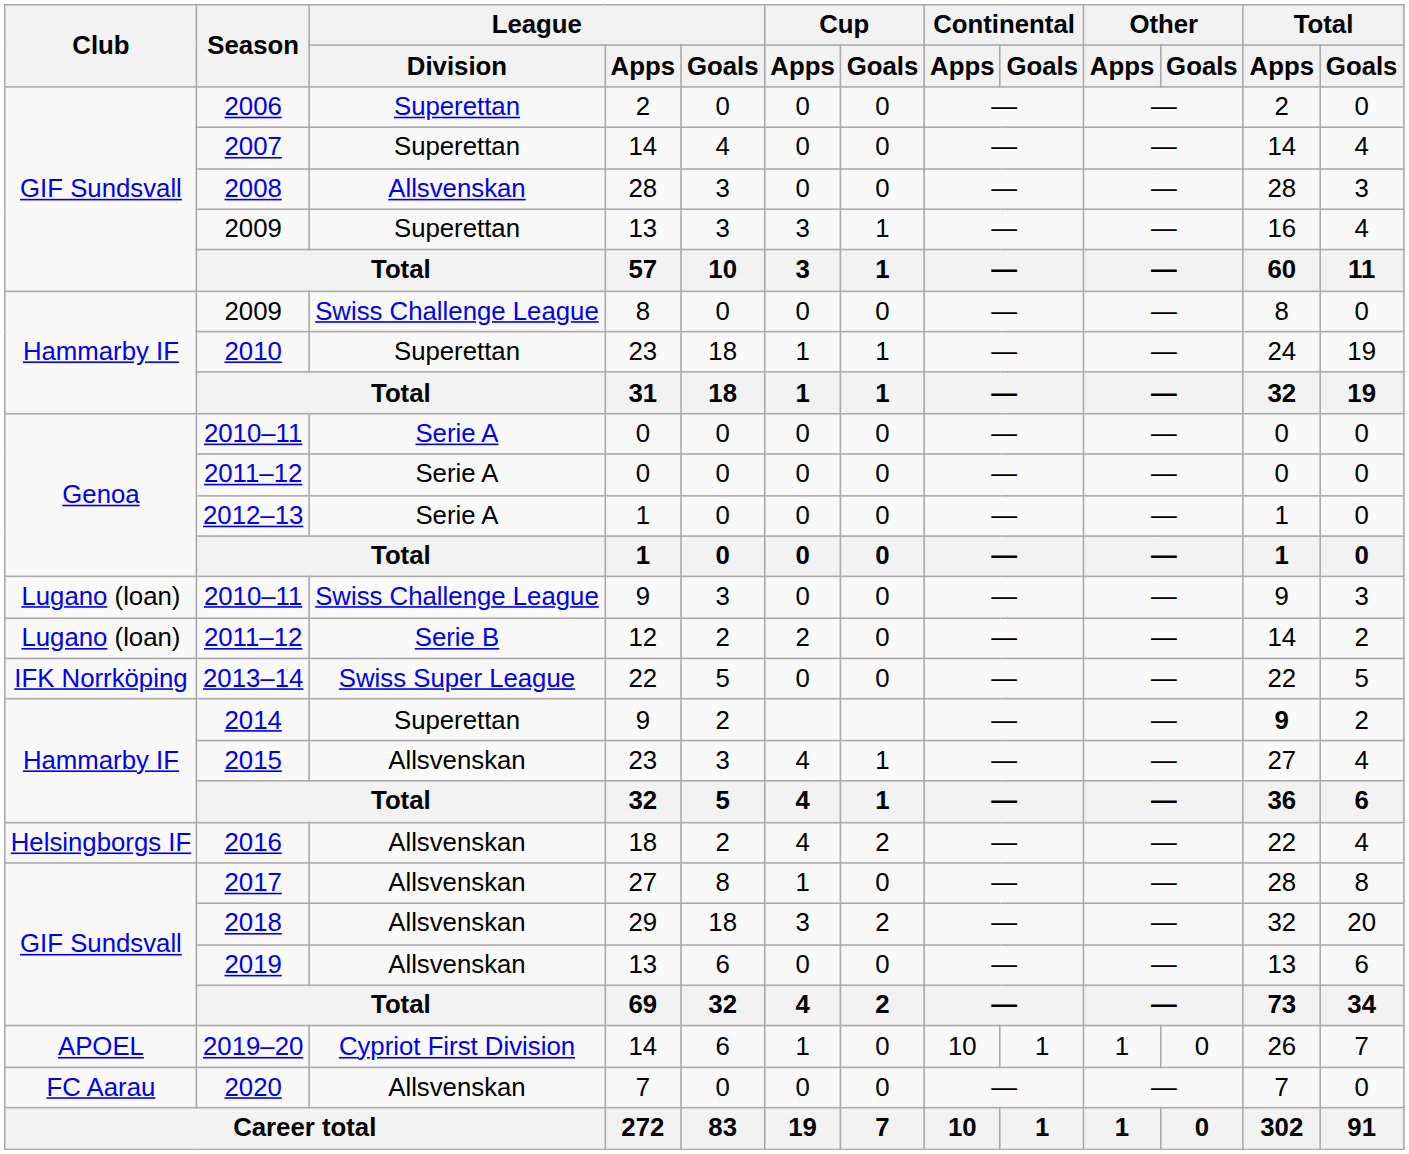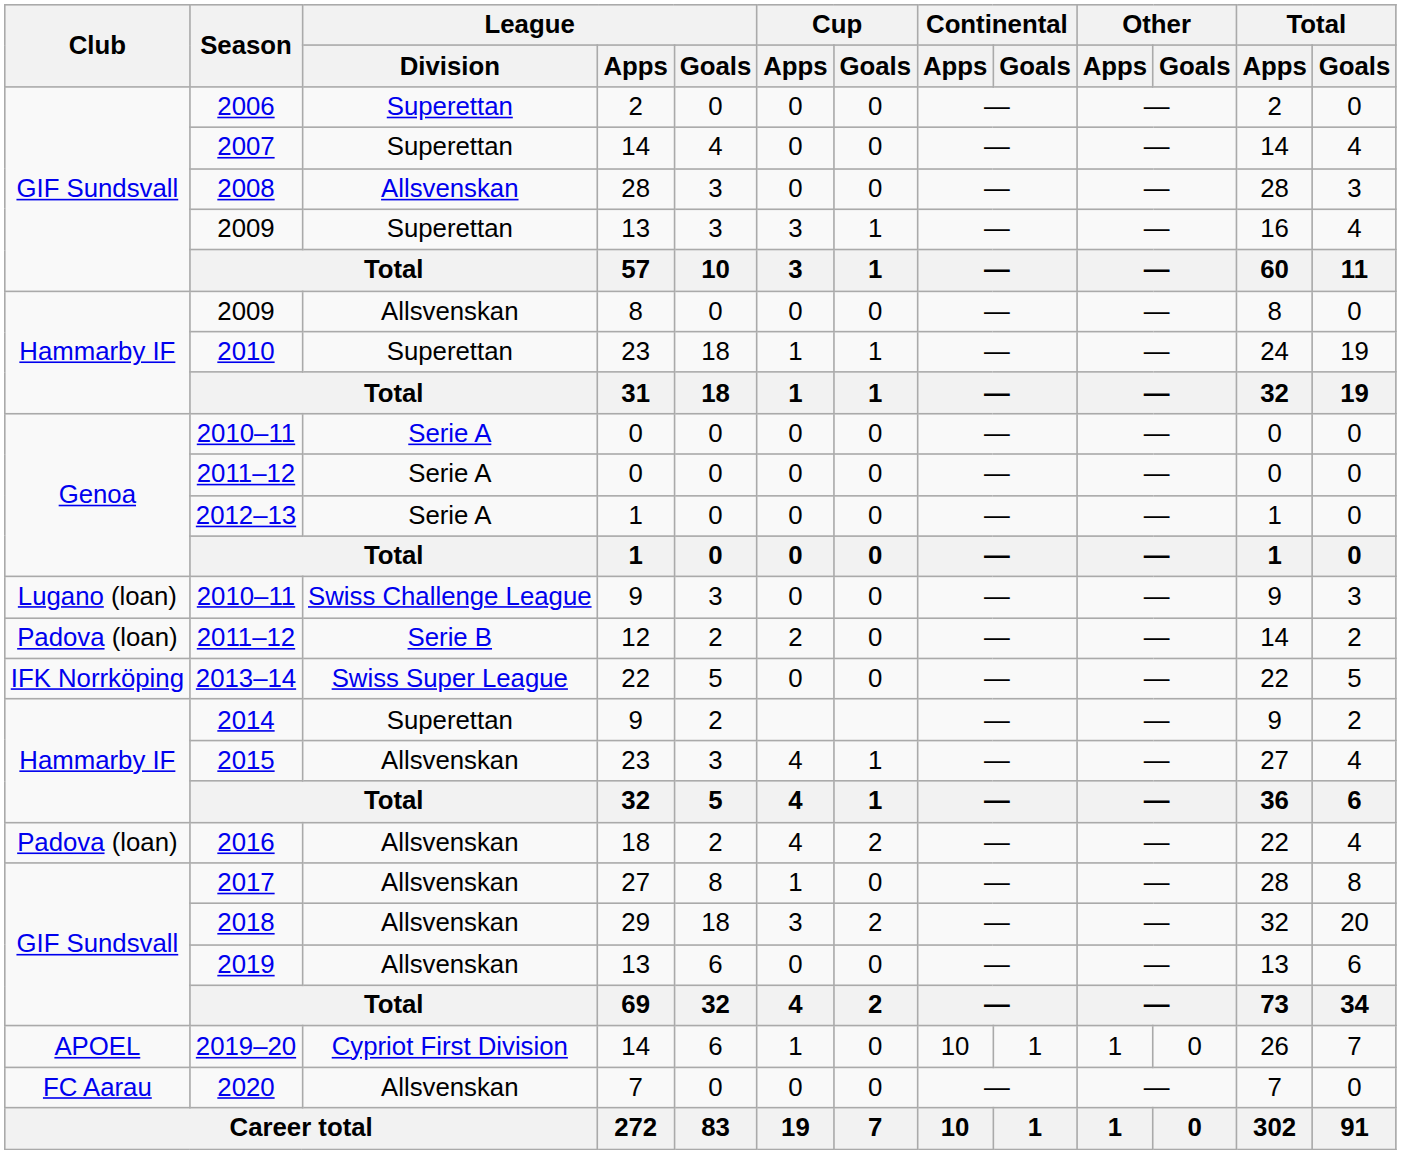(457, 310) Swiss Challenge League -> (450, 310) Allsvenskan
(101, 637) Lugano (loan) -> (97, 637) Padova (loan)
(1282, 719) bold -> (1275, 719) normal
(101, 842) Helsingborgs IF -> (97, 842) Padova (loan)
